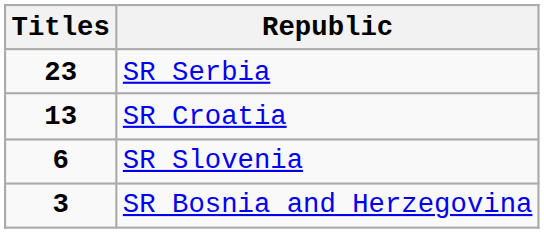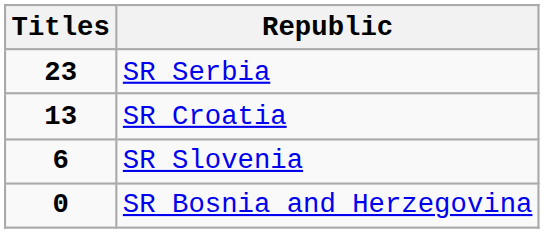(61, 205) 3 -> (61, 205) 0
